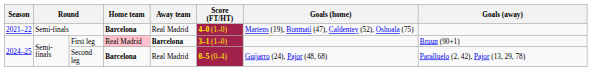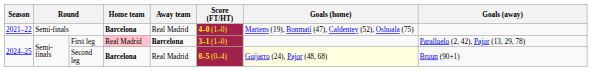(440, 41) Bruun (90+1) -> (472, 41) Paralluelo (2, 42), Pajor (13, 29, 78)
(286, 56) no background -> (286, 56) lightyellow background
(472, 56) Paralluelo (2, 42), Pajor (13, 29, 78) -> (440, 56) Bruun (90+1)
